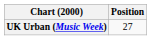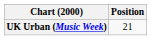(128, 27) 27 -> (128, 27) 21
